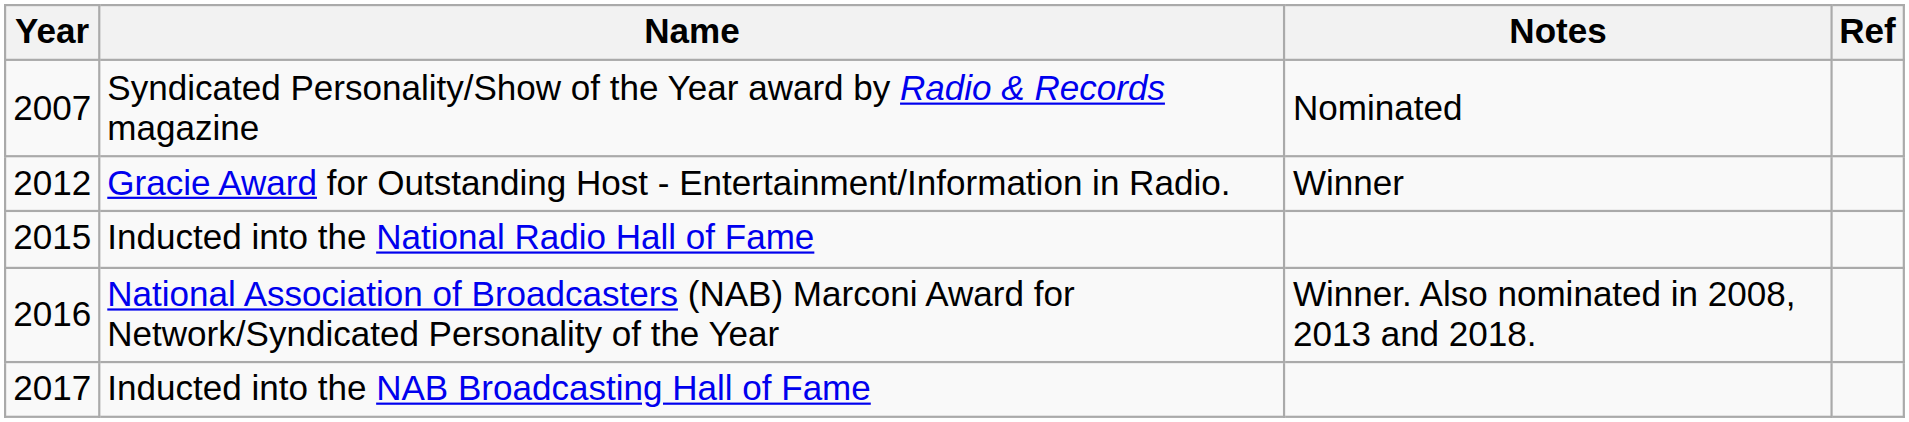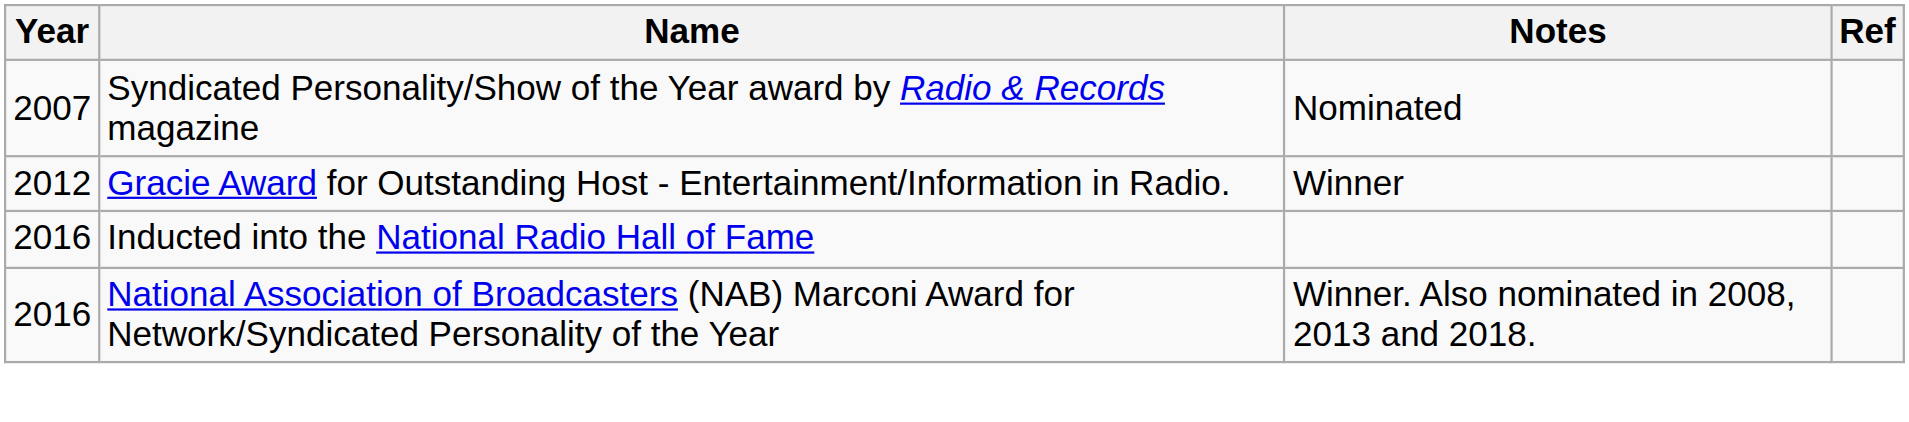(52, 238) 2015 -> (52, 238) 2016
- row: (489, 388)
